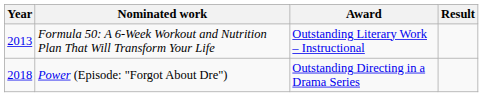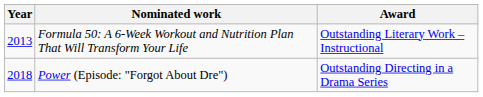- column: (458, 14)
